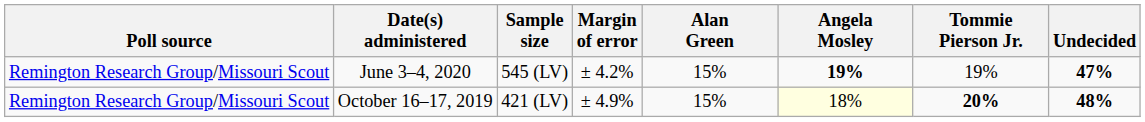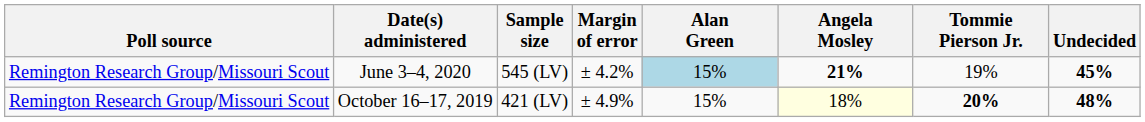(710, 71) no background -> (710, 71) lightblue background
(845, 71) 19% -> (845, 71) 21%
(1095, 71) 47% -> (1095, 71) 45%
